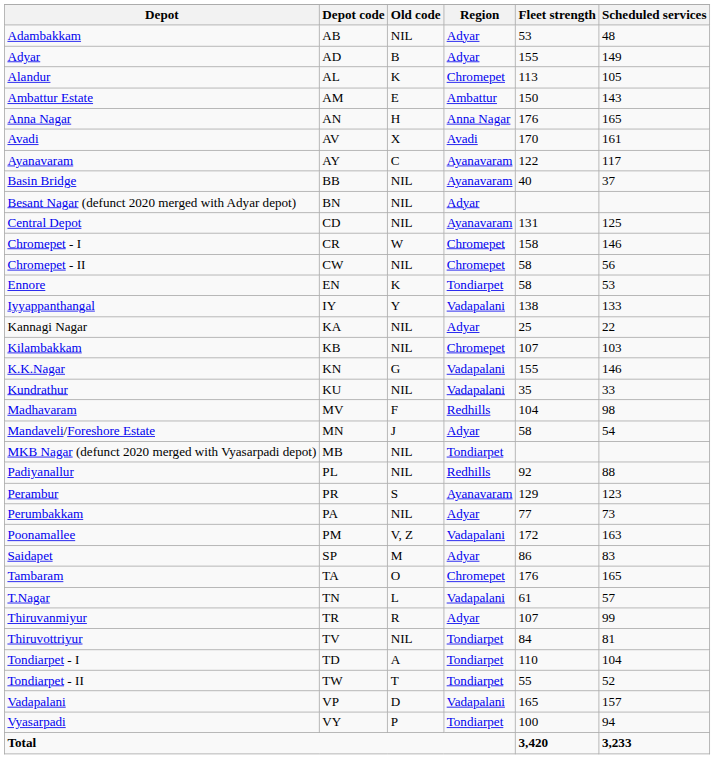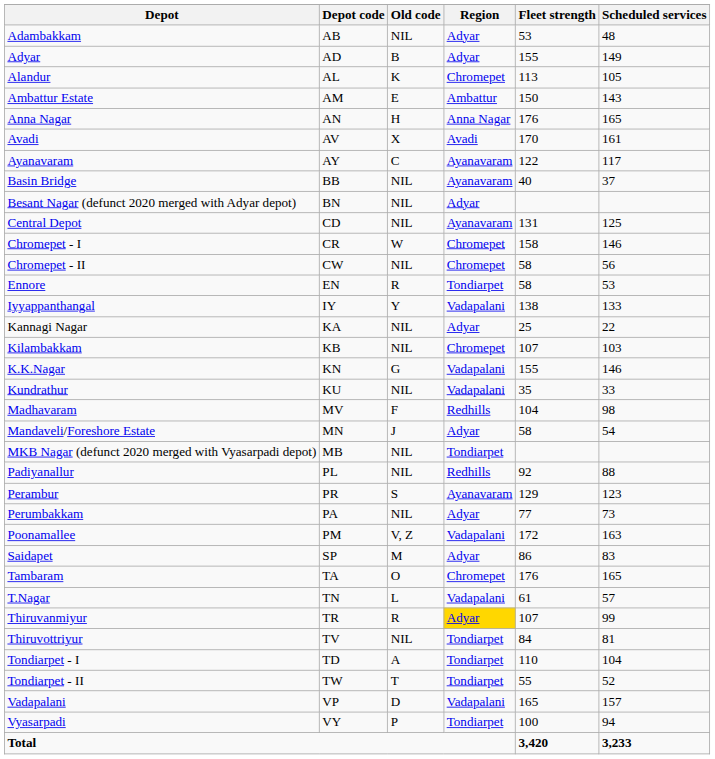(395, 285) K -> (395, 285) R
(463, 618) no background -> (463, 618) gold background
